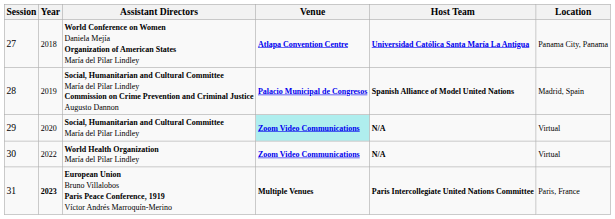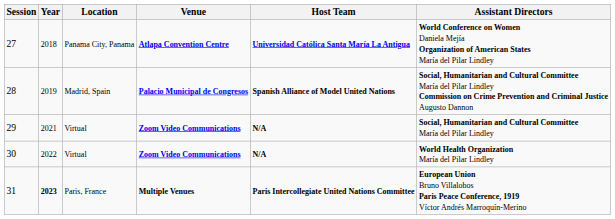columns swapped: (573, 12) <-> (159, 12)
(49, 128) 2020 -> (49, 128) 2021
(309, 128) paleturquoise background -> (190, 128) no background
